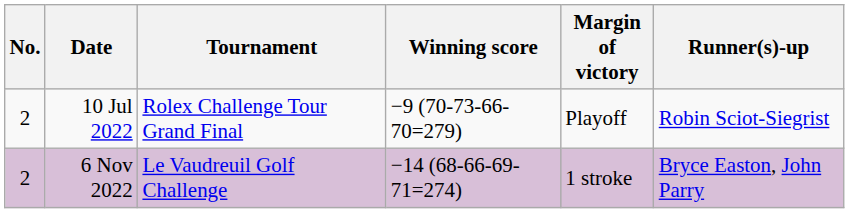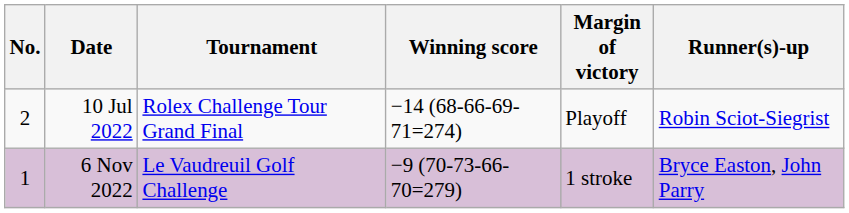(450, 118) −9 (70-73-66-70=279) -> (455, 118) −14 (68-66-69-71=274)
(25, 178) 2 -> (25, 178) 1
(455, 178) −14 (68-66-69-71=274) -> (450, 178) −9 (70-73-66-70=279)
